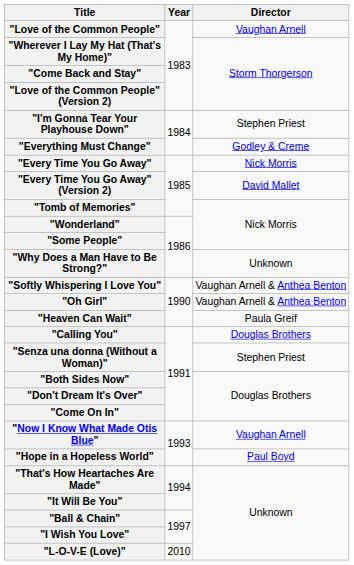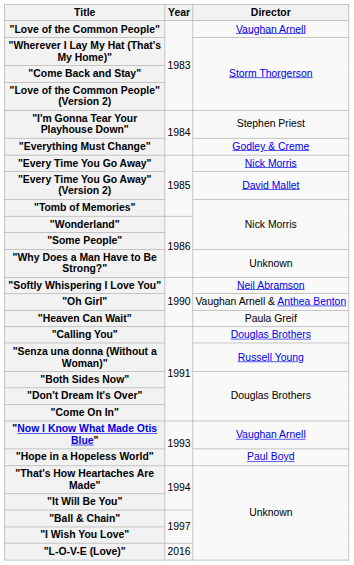(271, 285) Vaughan Arnell & Anthea Benton -> (271, 285) Neil Abramson
(271, 357) Stephen Priest -> (271, 357) Russell Young
(179, 551) 2010 -> (179, 551) 2016
